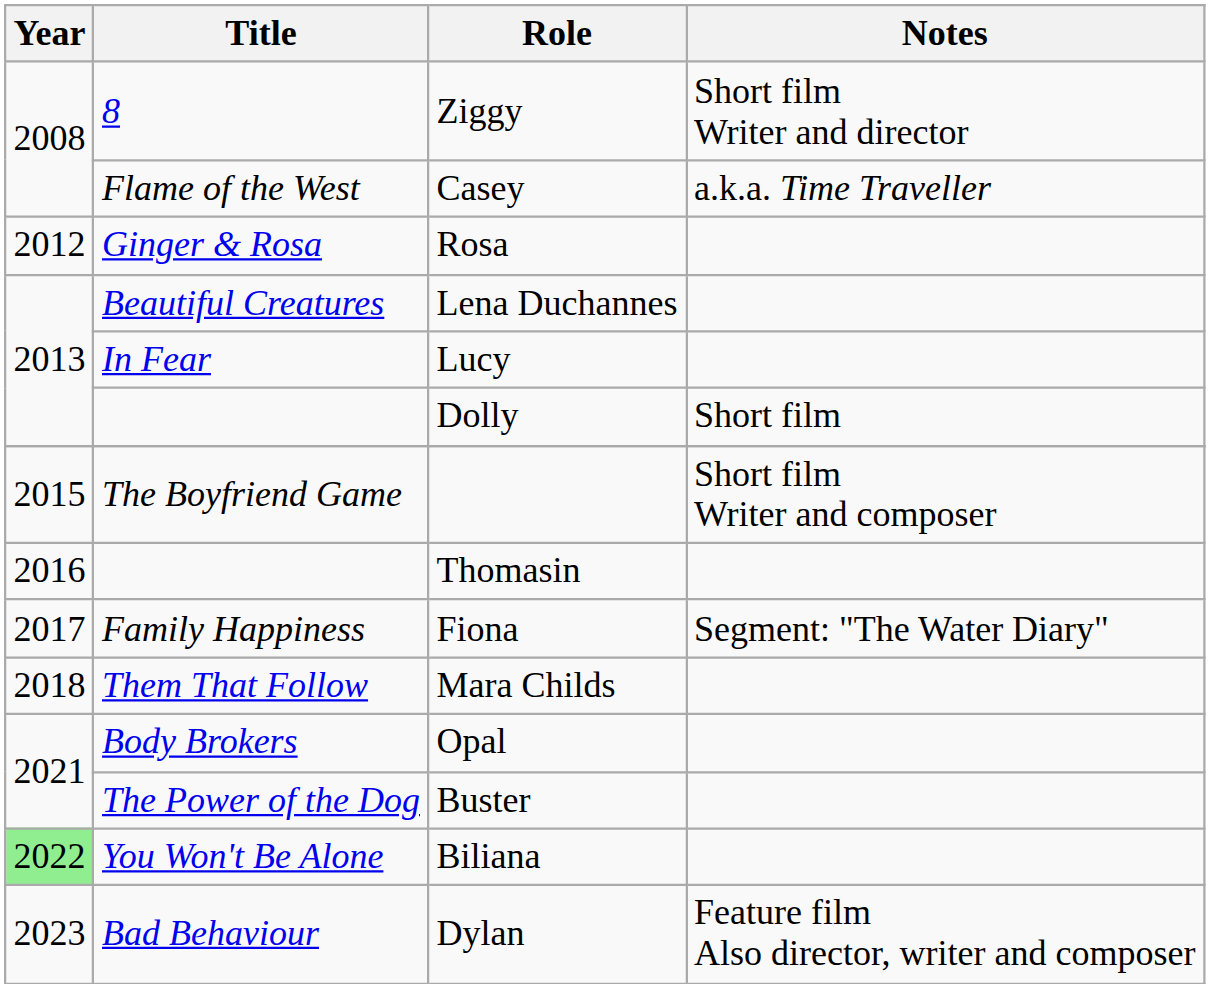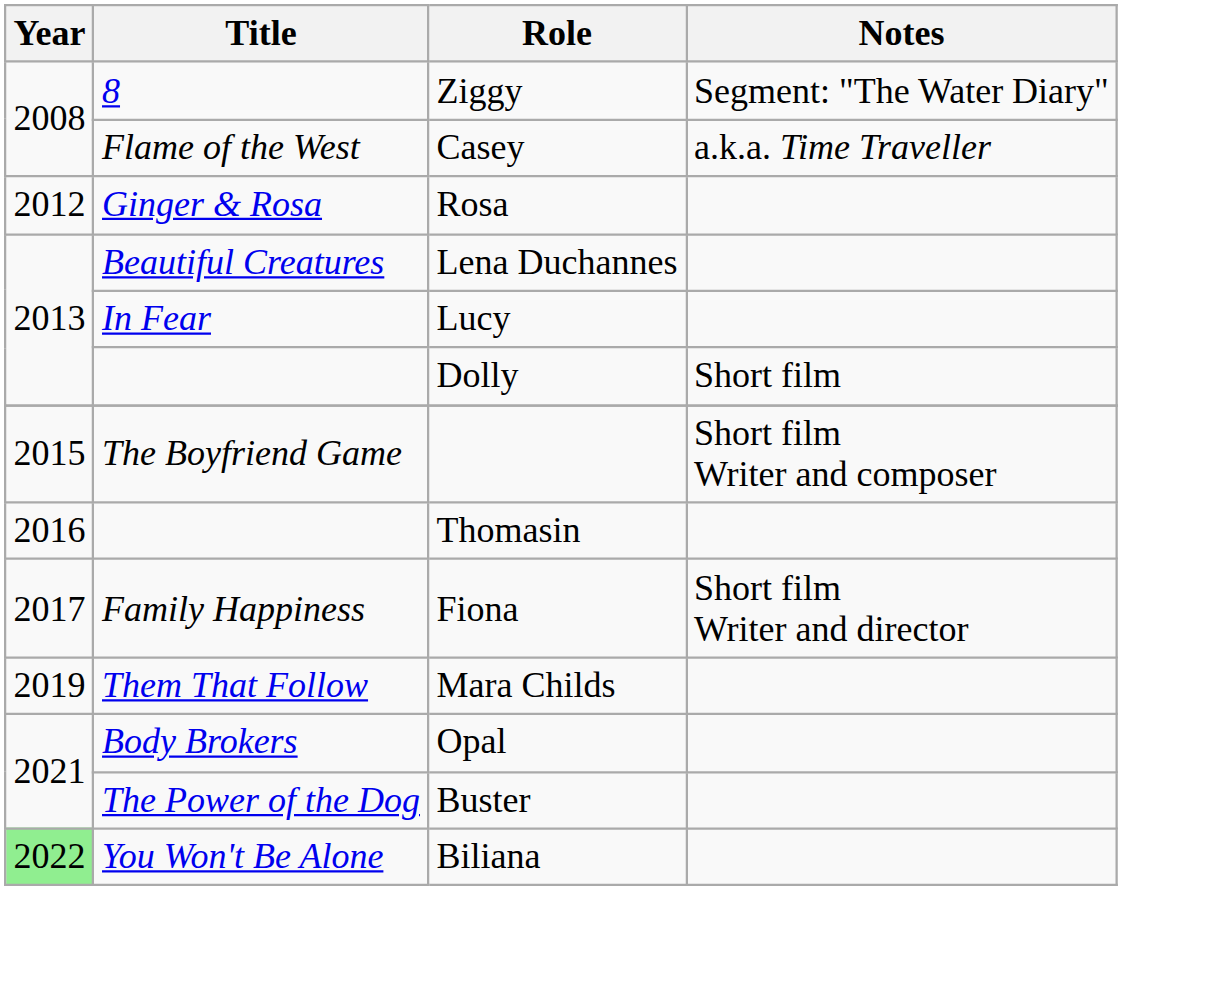(831, 110) Short film Writer and director -> (901, 90) Segment: "The Water Diary"
(901, 627) Segment: "The Water Diary" -> (831, 607) Short film Writer and director
(49, 684) 2018 -> (49, 684) 2019
- row: (210, 933)
